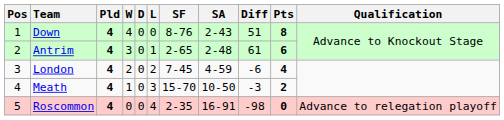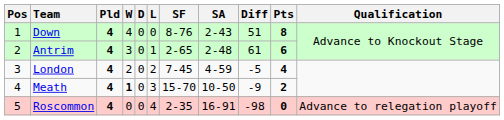(255, 69) -6 -> (255, 69) -5
(129, 87) normal -> (129, 87) bold
(255, 87) -3 -> (255, 87) -9
